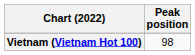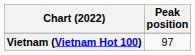(167, 42) 98 -> (167, 42) 97
